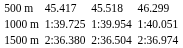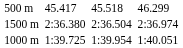rows swapped: (22, 24) <-> (22, 40)
